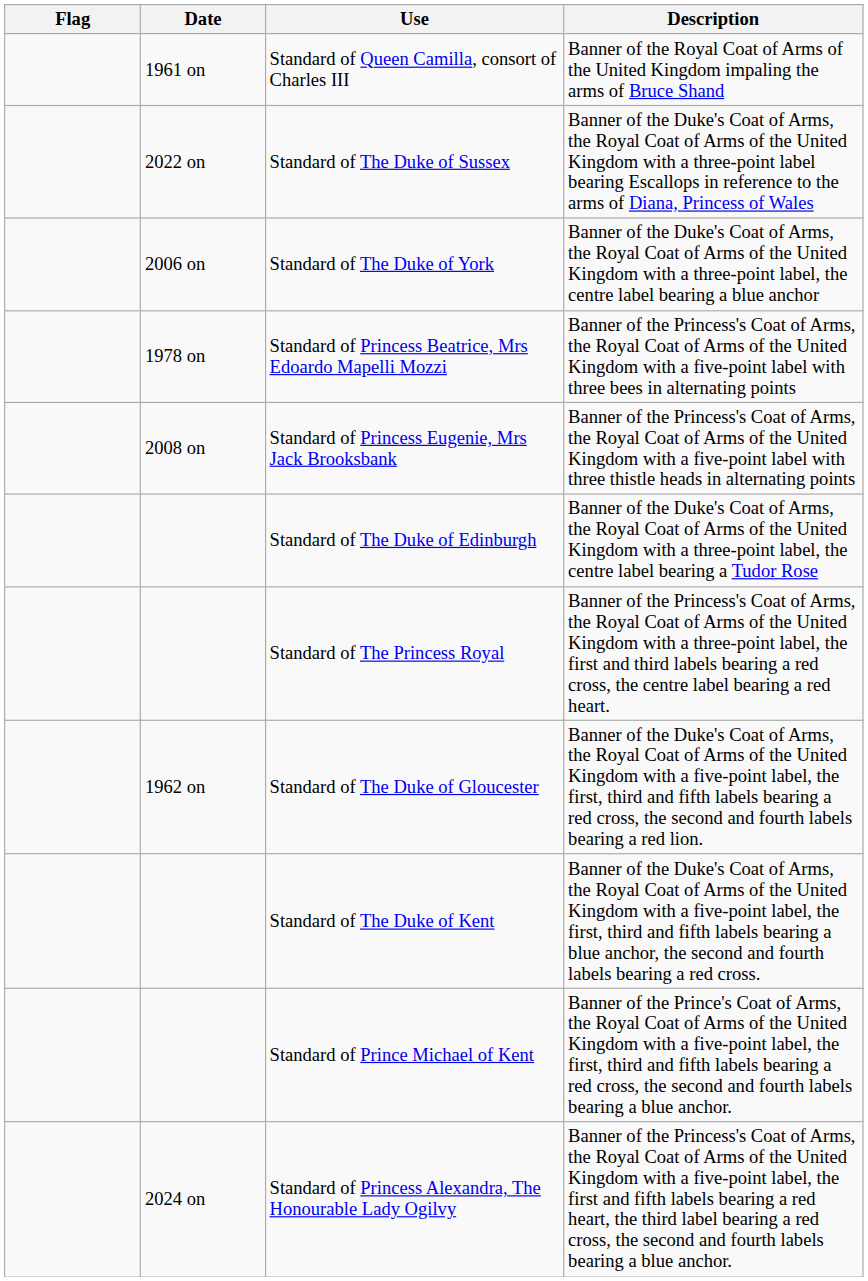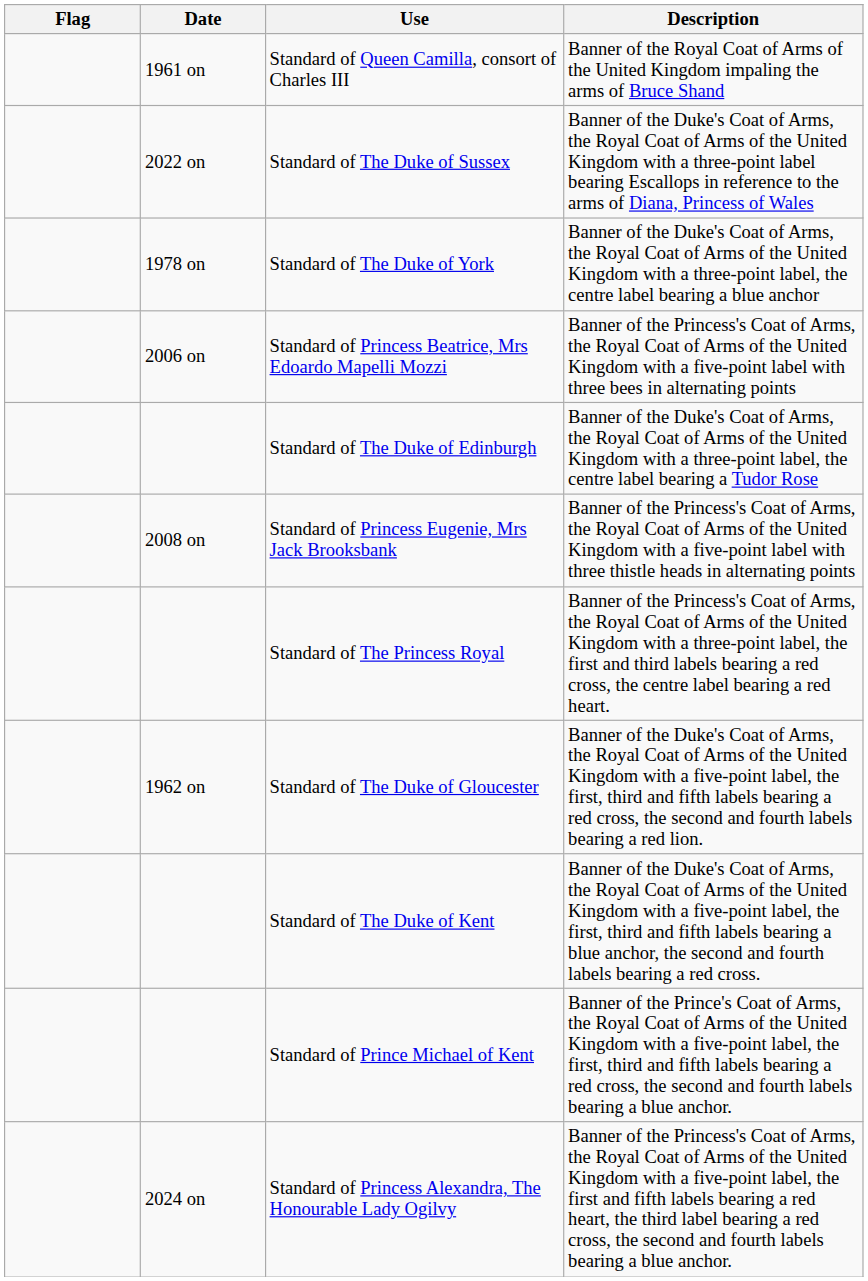(175, 264) 2006 on -> (175, 264) 1978 on
(175, 356) 1978 on -> (175, 356) 2006 on
rows swapped: (398, 448) <-> (403, 540)
